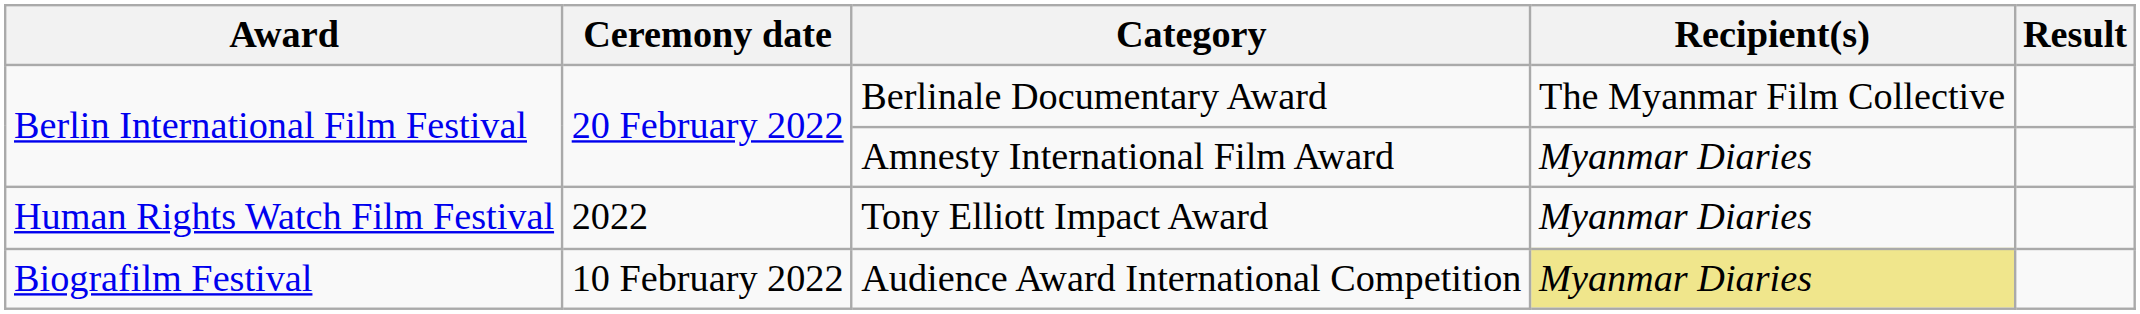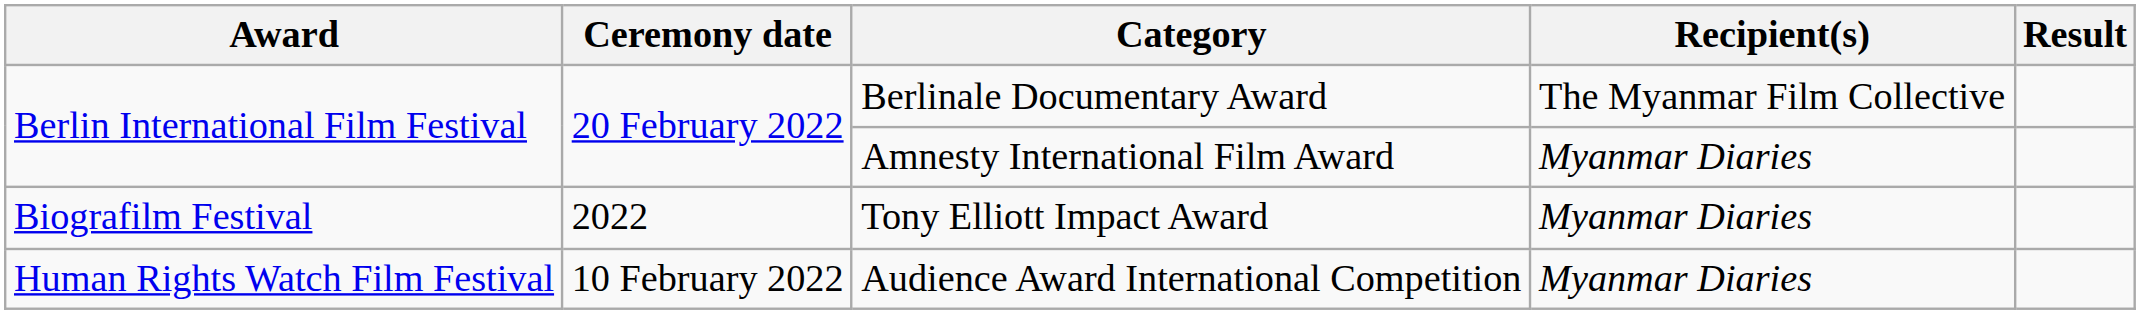(284, 216) Human Rights Watch Film Festival -> (163, 216) Biografilm Festival
(163, 277) Biografilm Festival -> (284, 277) Human Rights Watch Film Festival
(1676, 277) khaki background -> (1676, 277) no background
